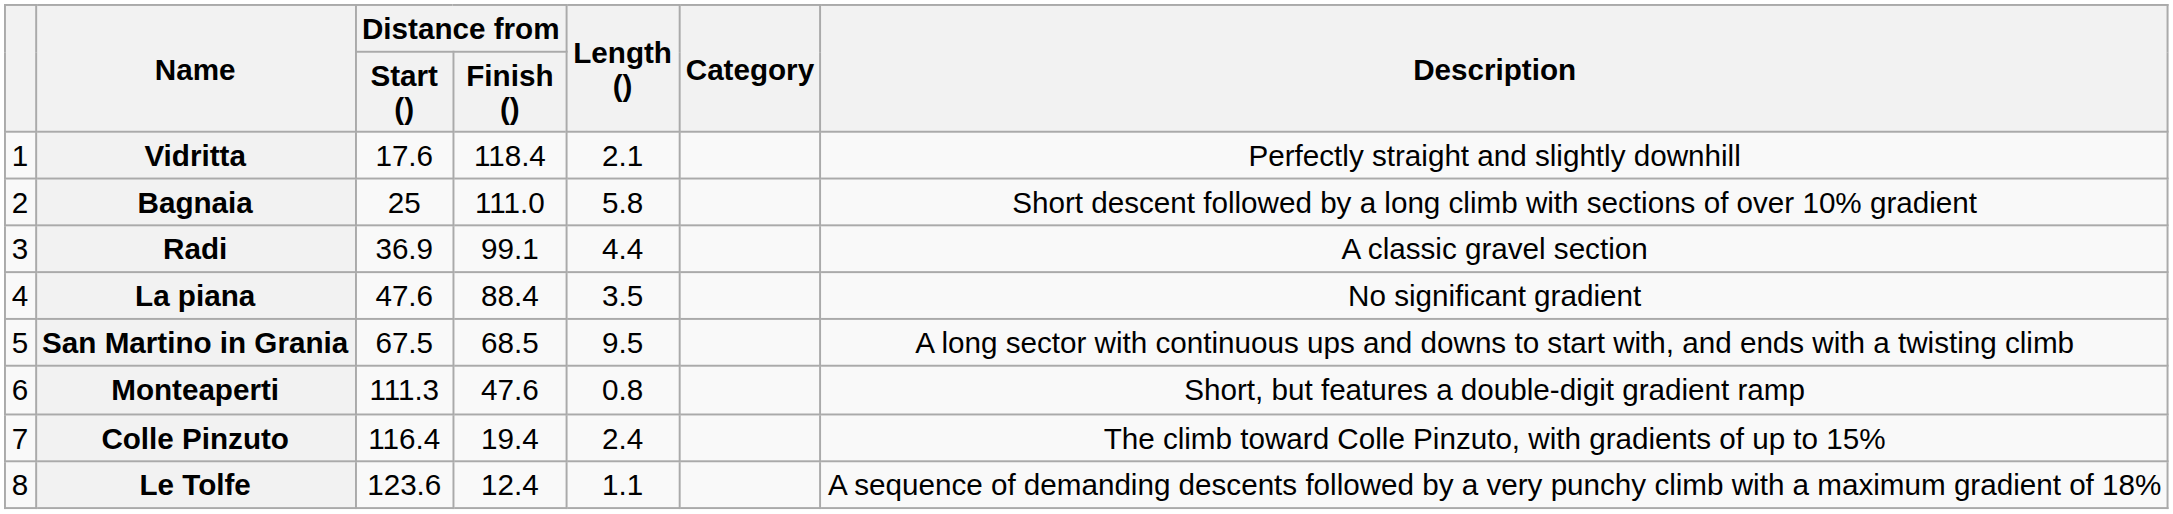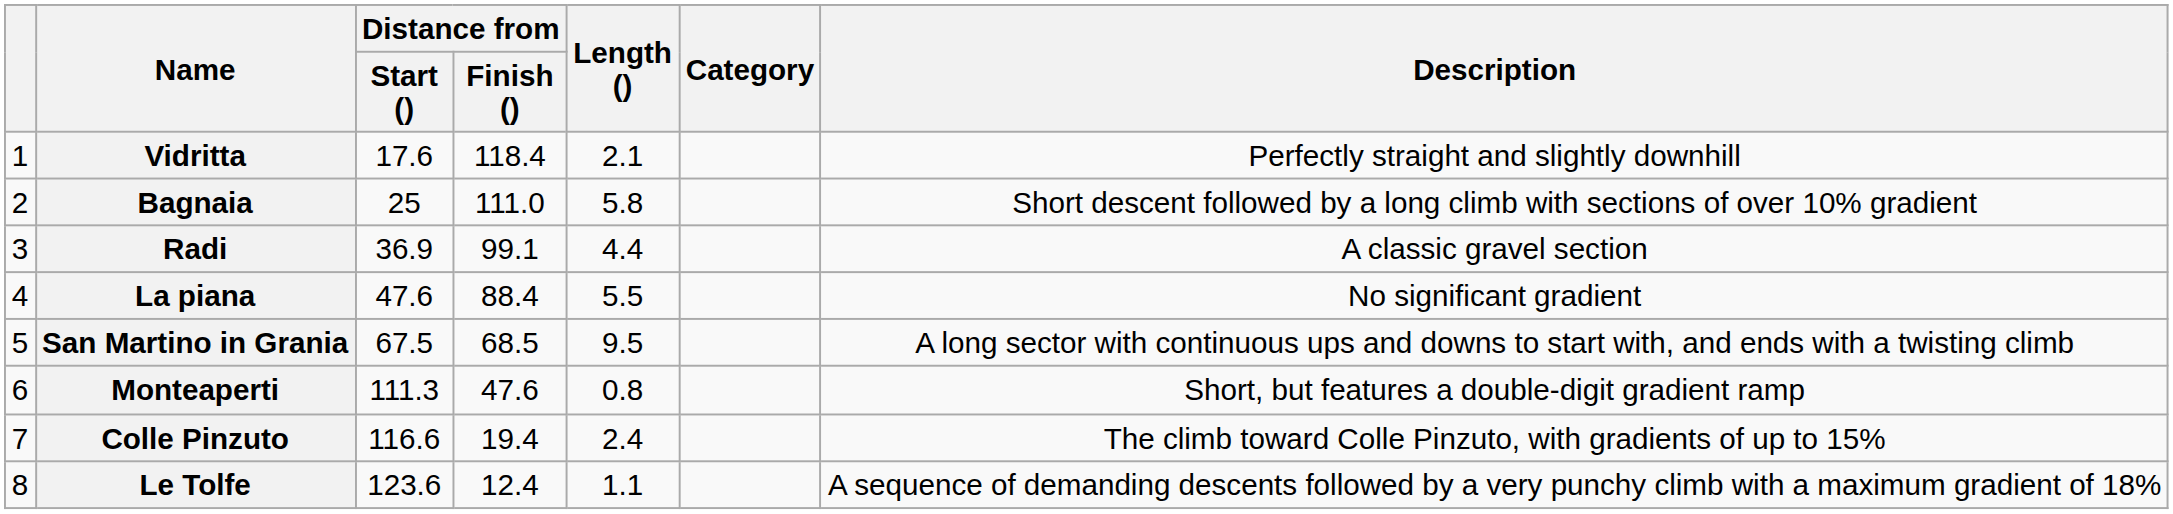(623, 296) 3.5 -> (623, 296) 5.5
(404, 437) 116.4 -> (404, 437) 116.6
